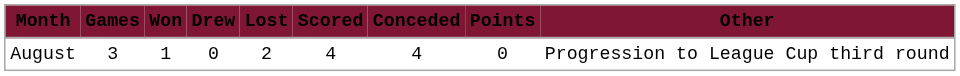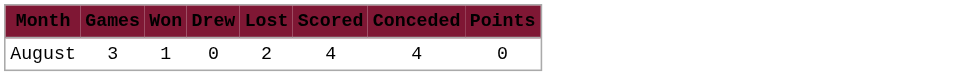- column: (747, 21)
